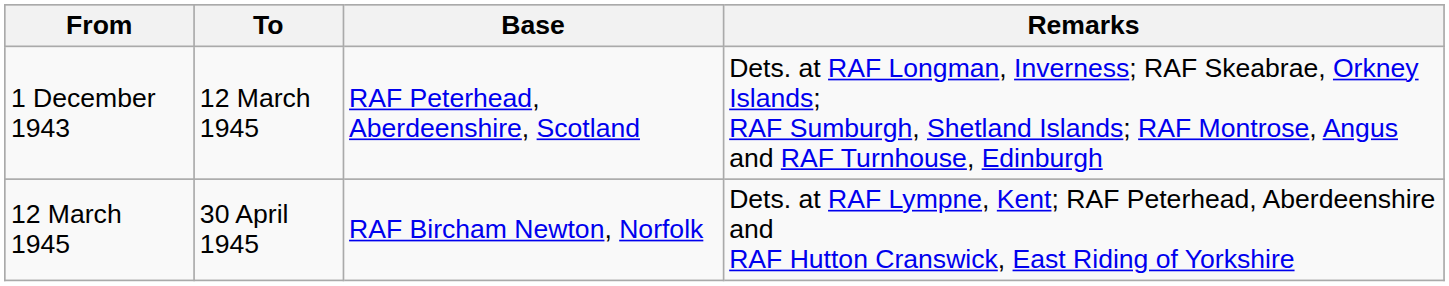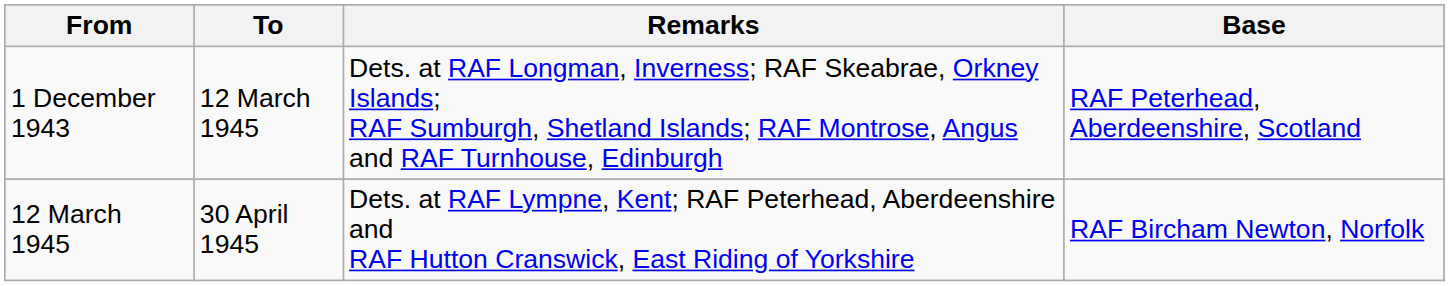columns swapped: (533, 25) <-> (1084, 25)
